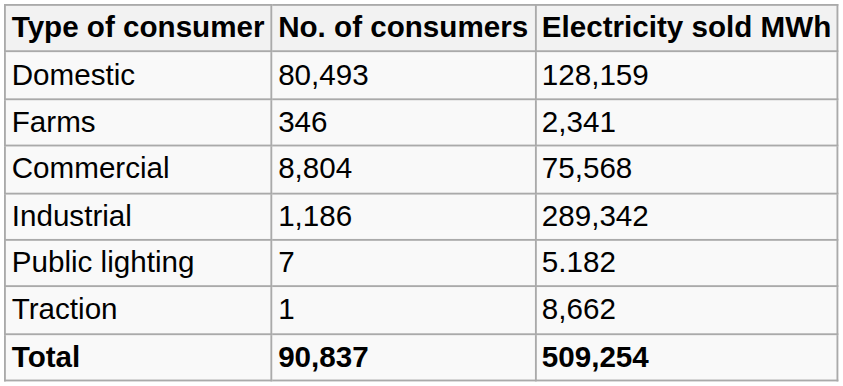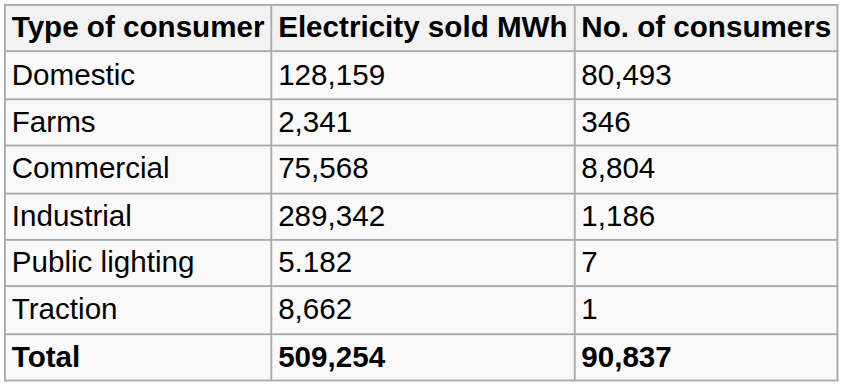columns swapped: (403, 27) <-> (687, 27)
